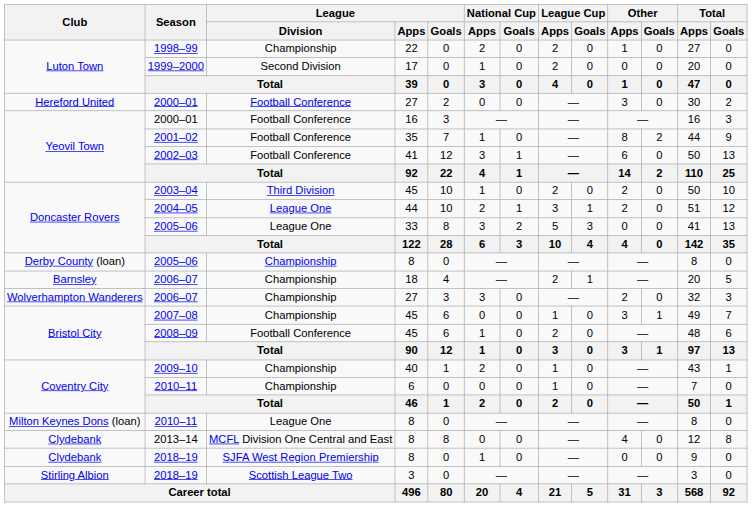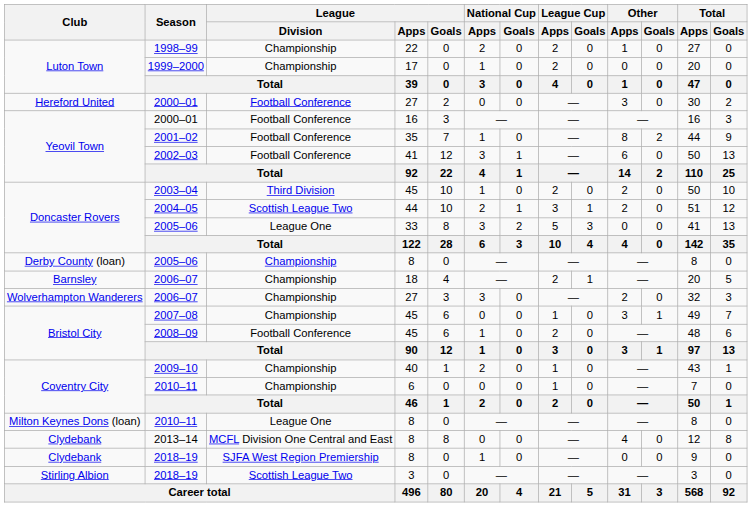(301, 66) Second Division -> (301, 66) Championship
(301, 208) League One -> (301, 208) Scottish League Two
